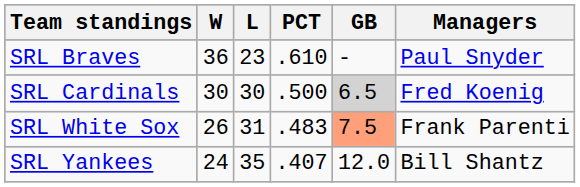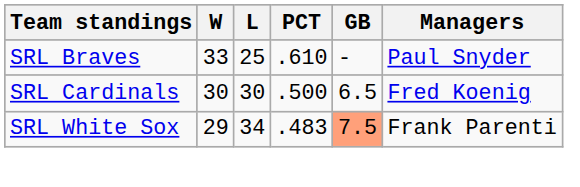(216, 58) 36 -> (216, 58) 33
(252, 58) 23 -> (252, 58) 25
(358, 93) lightgrey background -> (358, 93) no background
(216, 129) 26 -> (216, 129) 29
(252, 129) 31 -> (252, 129) 34
- row: (82, 164)
